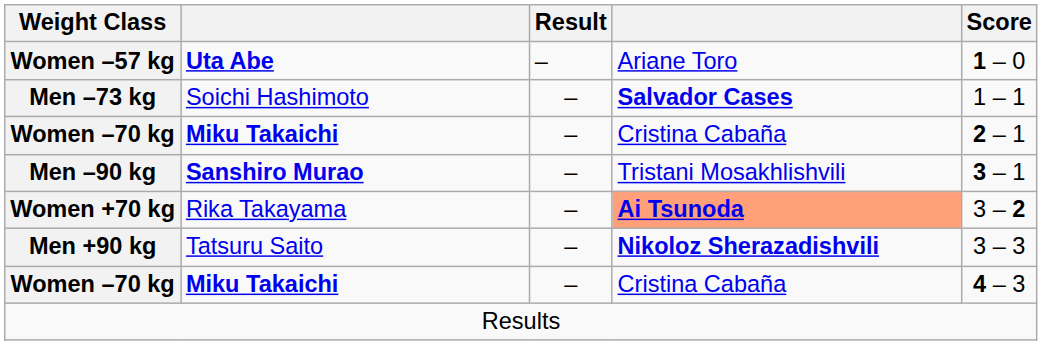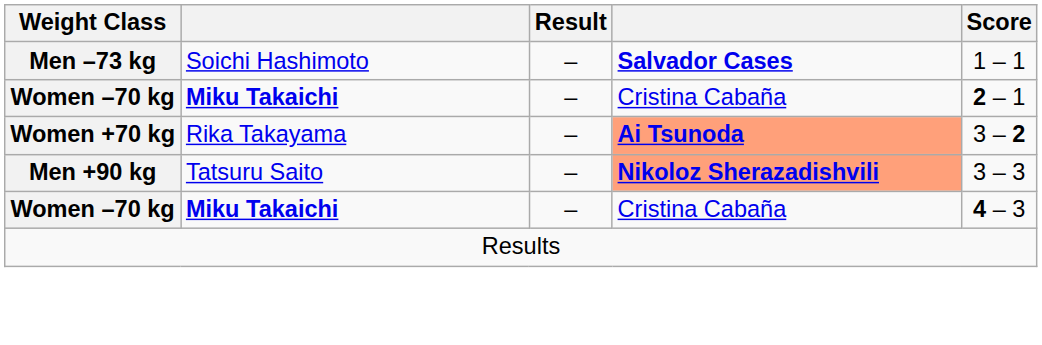- row: (93, 60)
- row: (93, 172)
(748, 246) no background -> (748, 172) lightsalmon background
